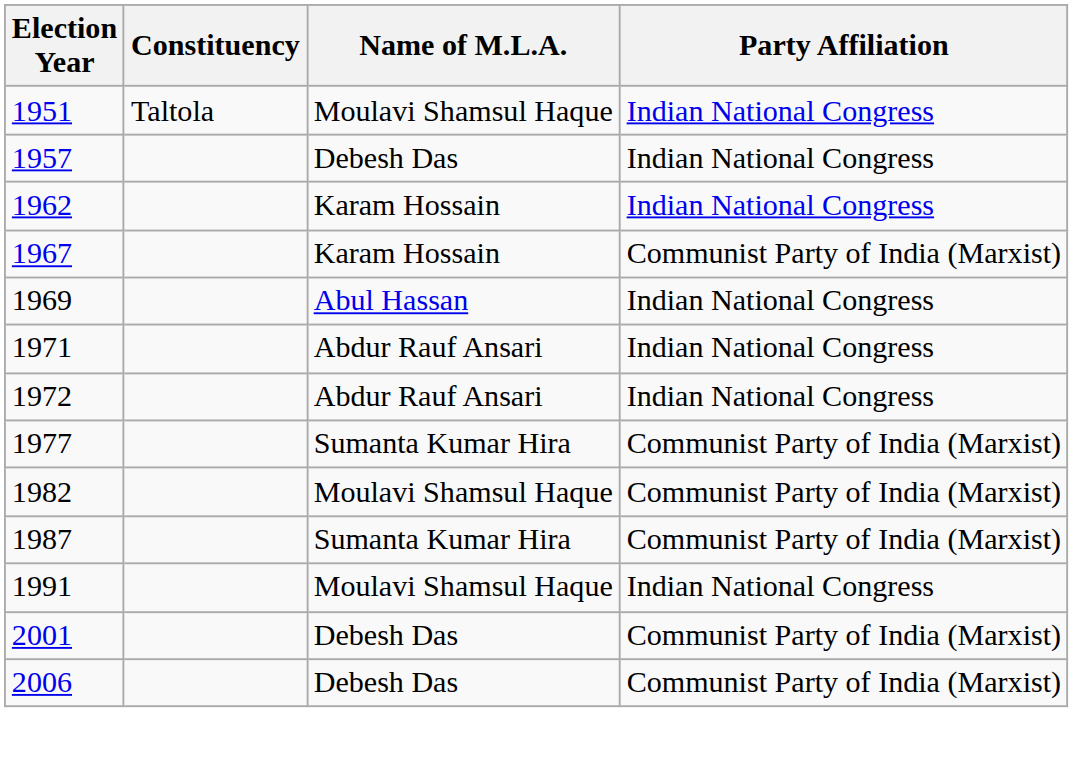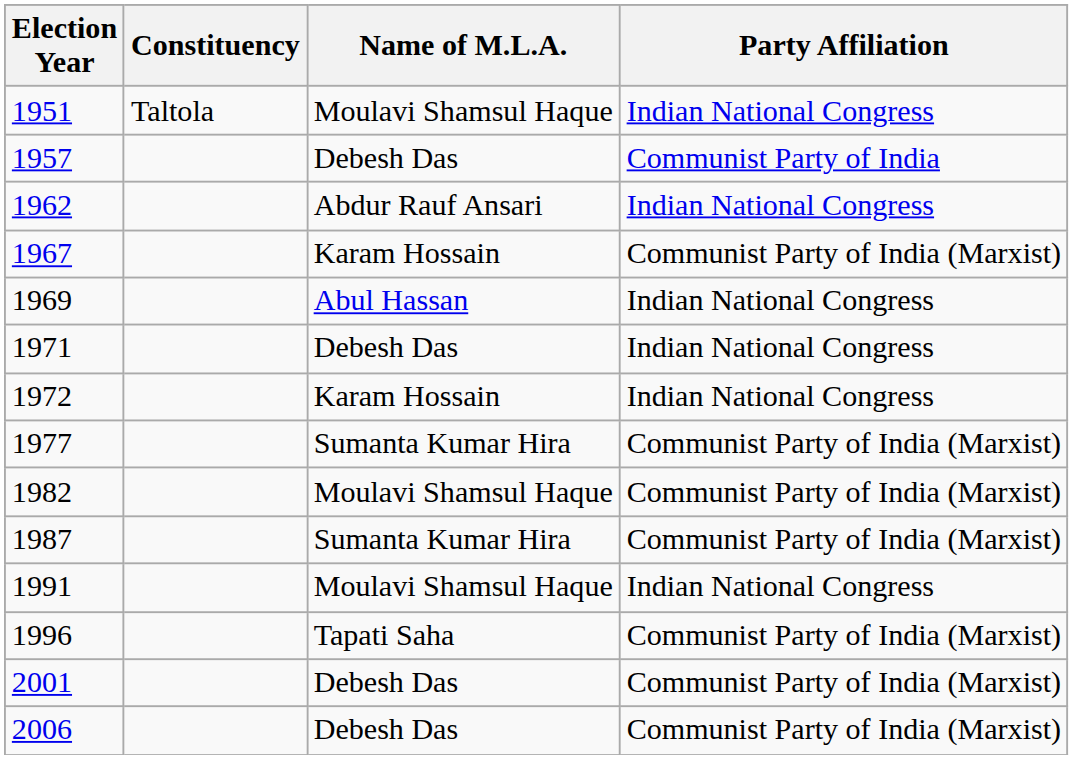(780, 157) Indian National Congress -> (783, 157) Communist Party of India
(407, 205) Karam Hossain -> (428, 205) Abdur Rauf Ansari
(428, 348) Abdur Rauf Ansari -> (386, 348) Debesh Das
(428, 396) Abdur Rauf Ansari -> (407, 396) Karam Hossain
+ row: (42, 634)
